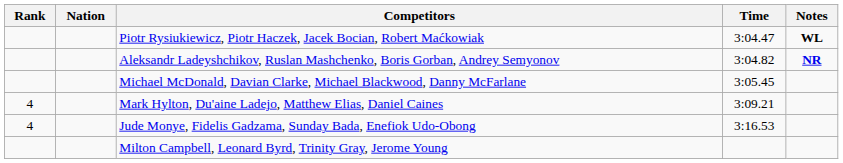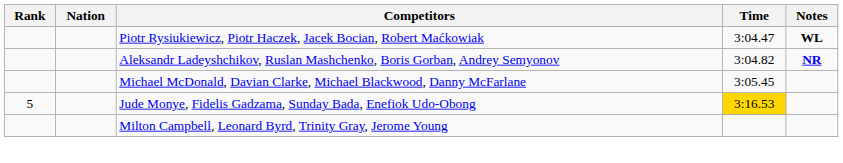- row: (281, 103)
(30, 125) 4 -> (30, 103) 5
(754, 125) no background -> (754, 103) gold background
